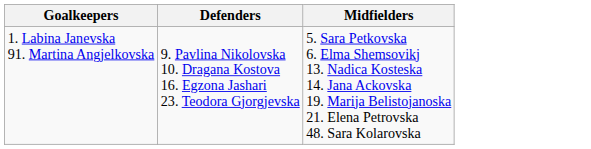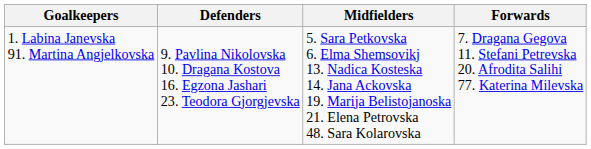+ column: (521, 15)
